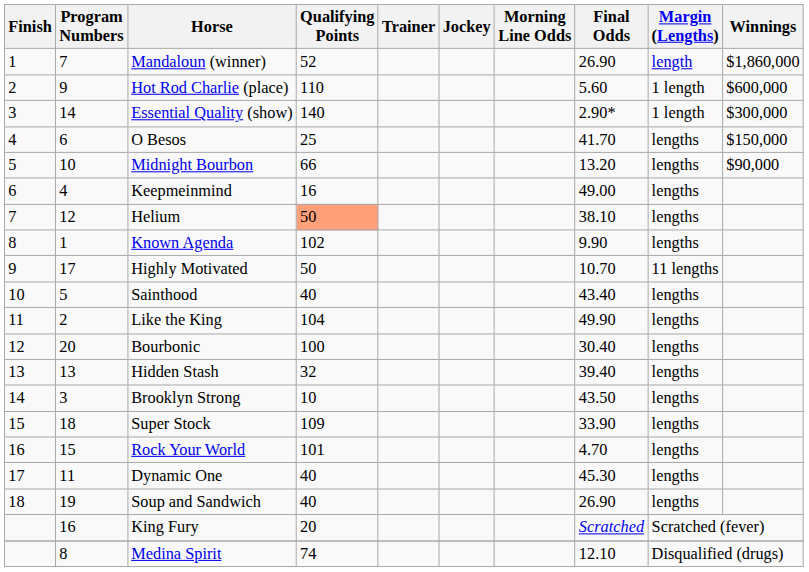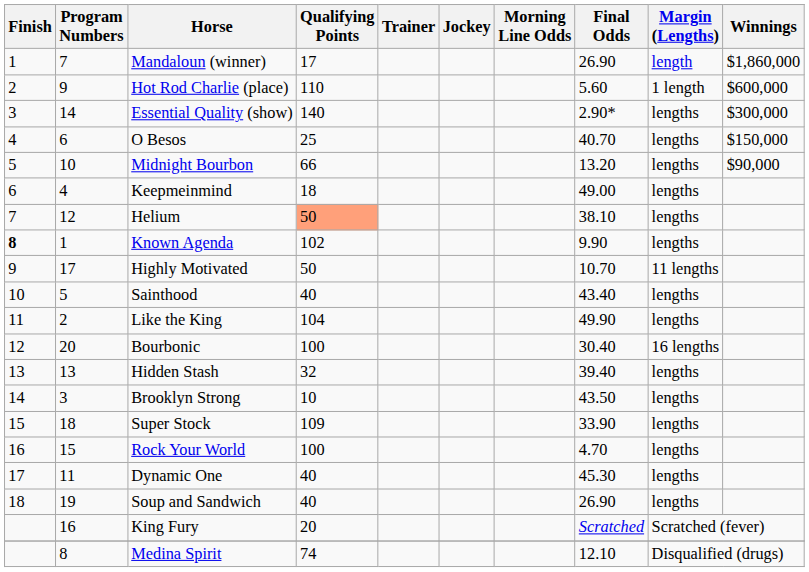(308, 61) 52 -> (308, 61) 17
(678, 113) 1 length -> (675, 113) lengths
(597, 139) 41.70 -> (597, 139) 40.70
(308, 191) 16 -> (308, 191) 18
(12, 242) normal -> (12, 242) bold
(675, 346) lengths -> (685, 346) 16 lengths
(312, 449) 101 -> (312, 449) 100
